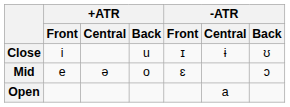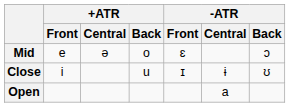rows swapped: (24, 53) <-> (24, 72)
